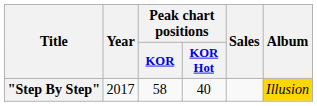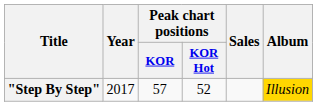(160, 89) 58 -> (160, 89) 57
(204, 89) 40 -> (204, 89) 52
